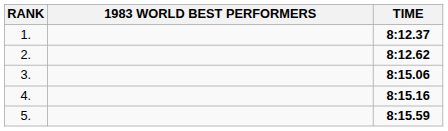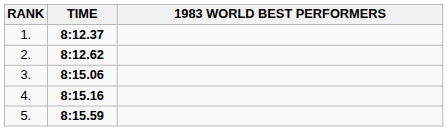columns swapped: (210, 14) <-> (408, 14)
